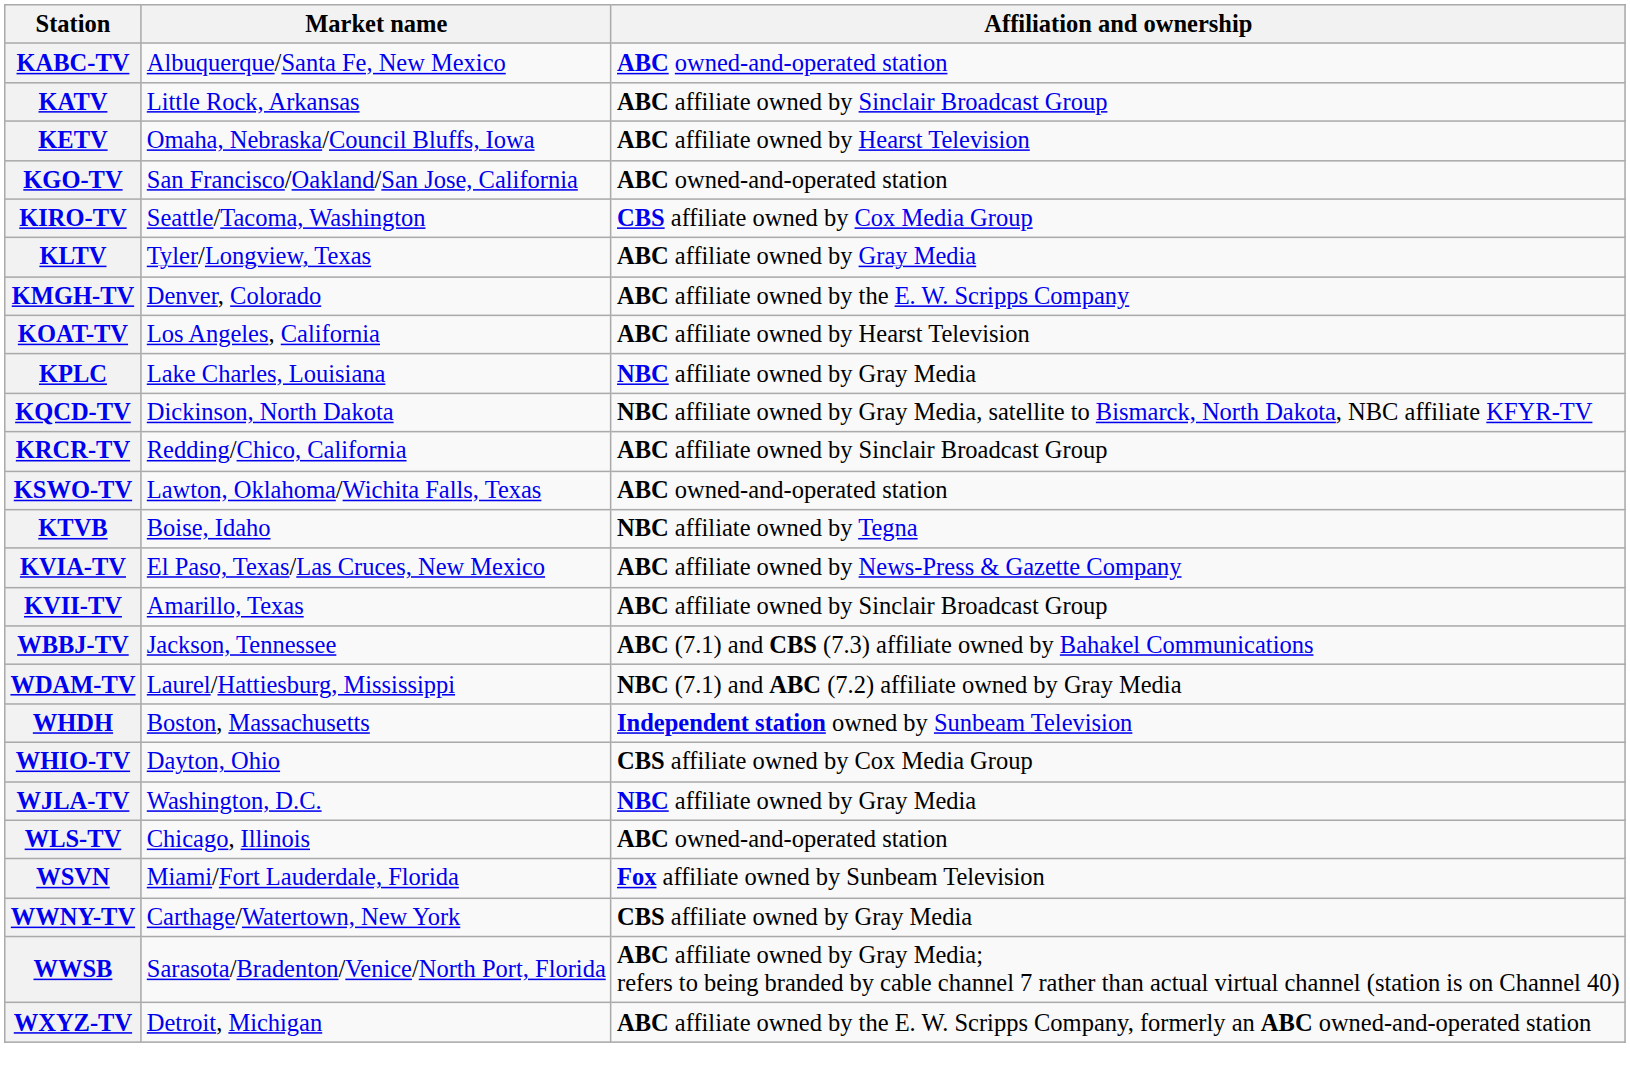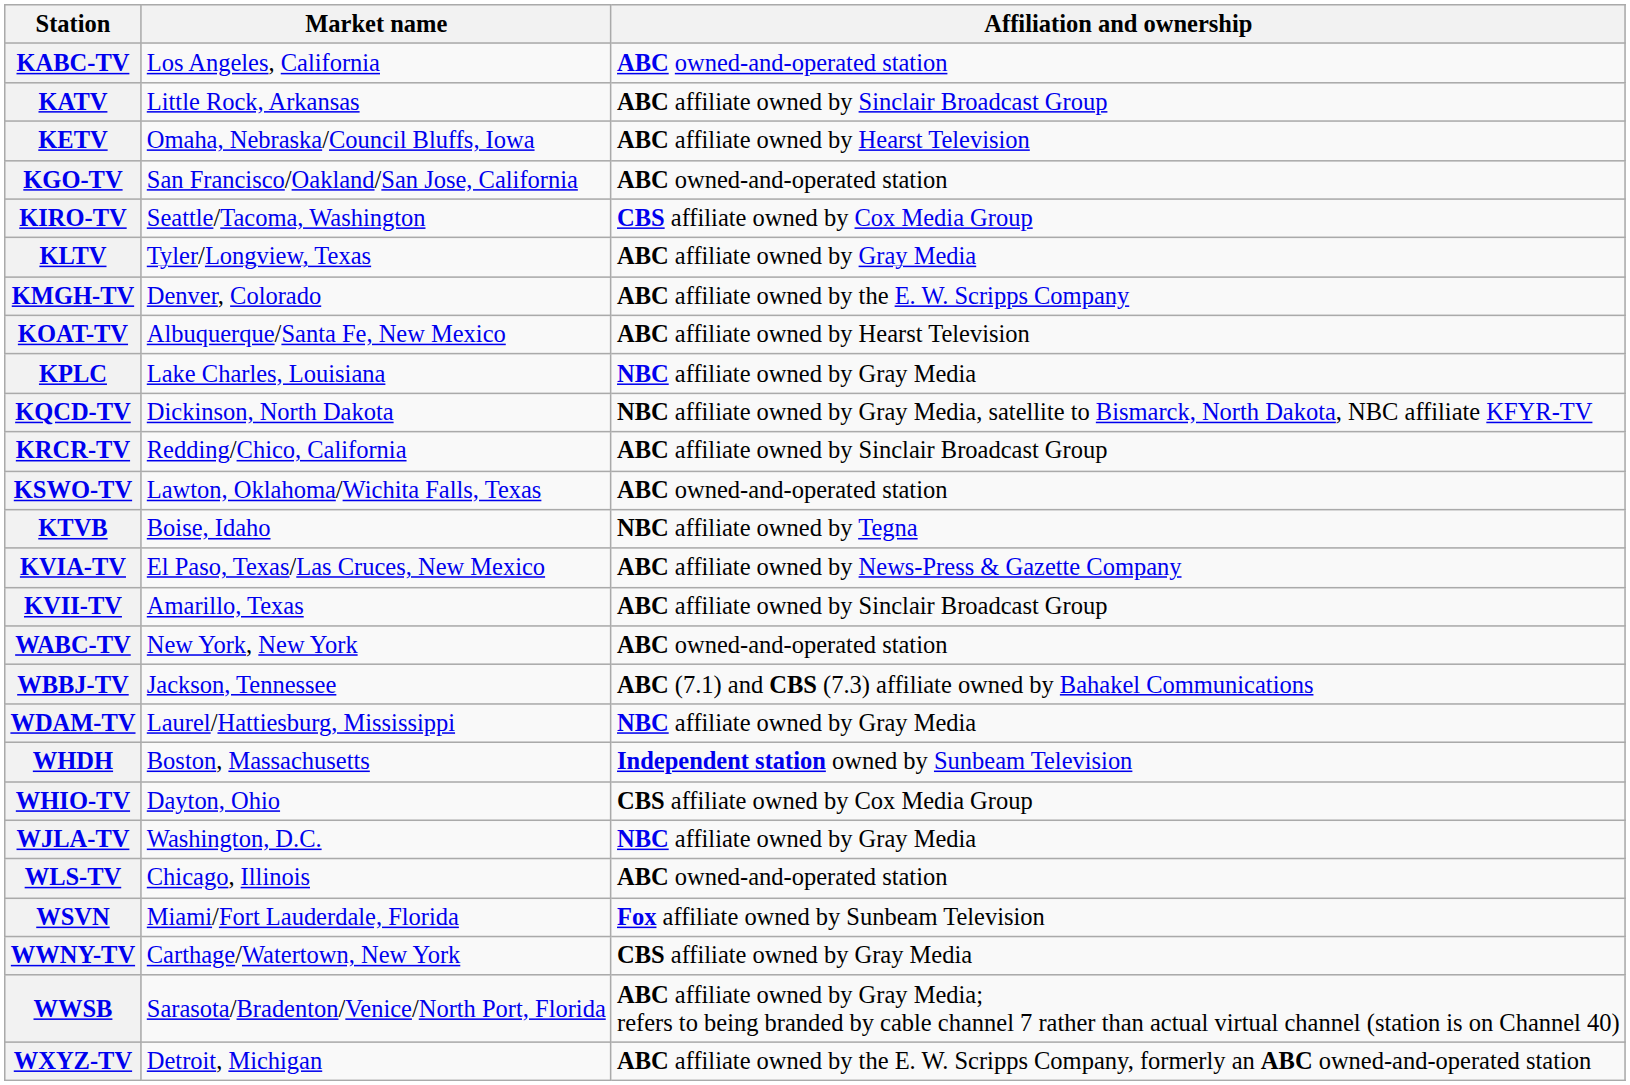(326, 62) Albuquerque/Santa Fe, New Mexico -> (263, 62) Los Angeles, California
(263, 334) Los Angeles, California -> (326, 334) Albuquerque/Santa Fe, New Mexico
+ row: (73, 645)
(899, 683) NBC (7.1) and ABC (7.2) affiliate owned by Gray Media -> (797, 722) NBC affiliate owned by Gray Media
